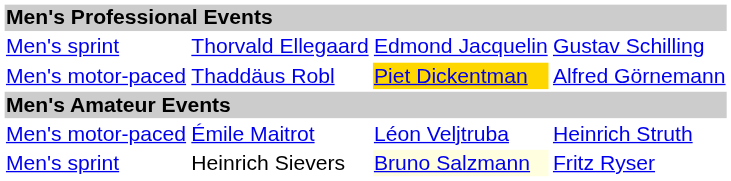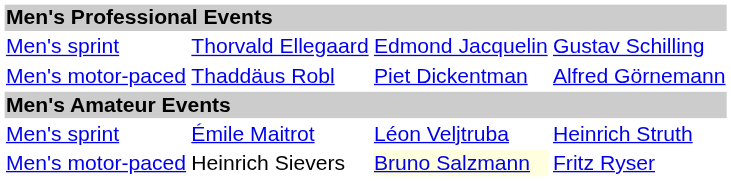(451, 75) gold background -> (451, 75) no background
(96, 133) Men's motor-paced -> (63, 133) Men's sprint
(63, 162) Men's sprint -> (96, 162) Men's motor-paced
